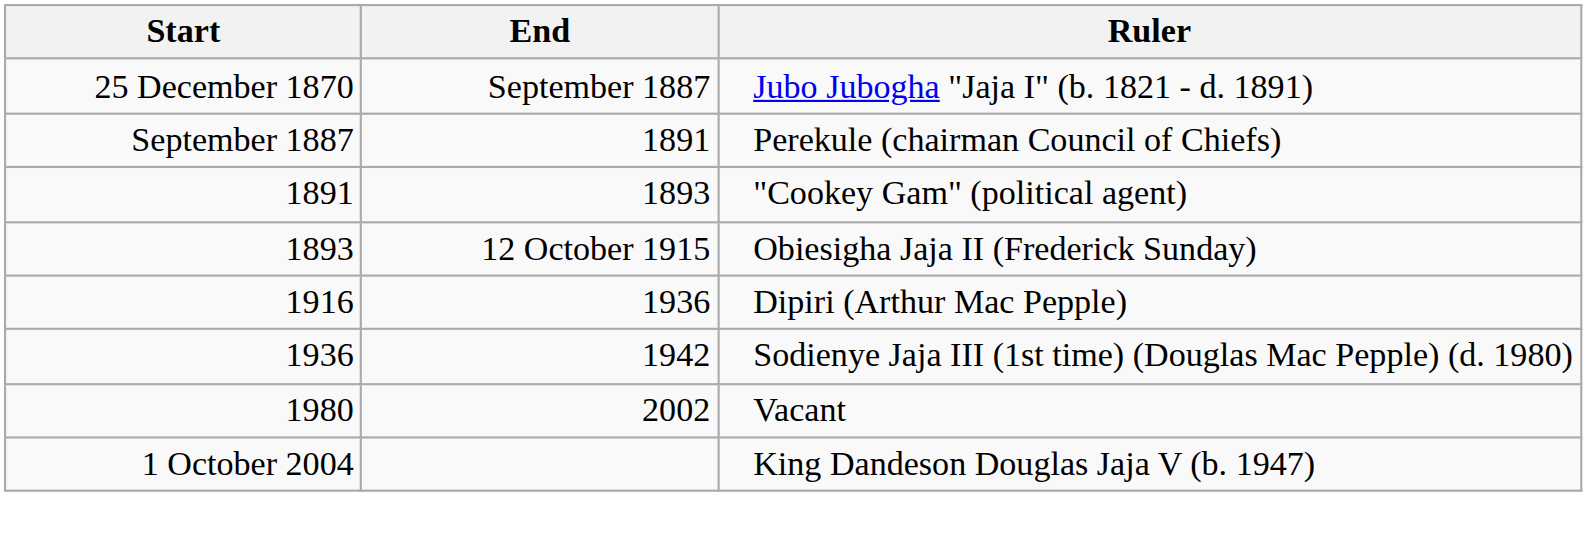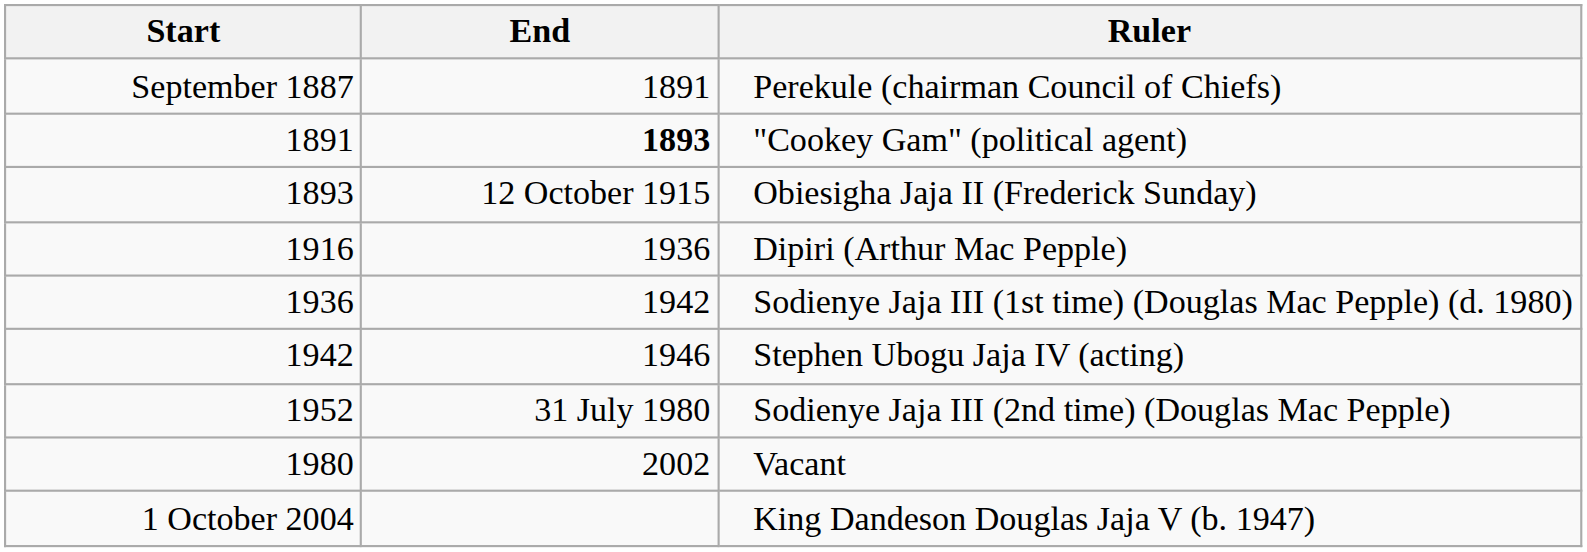- row: (1033, 85)
(676, 193) normal -> (676, 139) bold
+ row: (969, 355)
+ row: (1102, 409)
